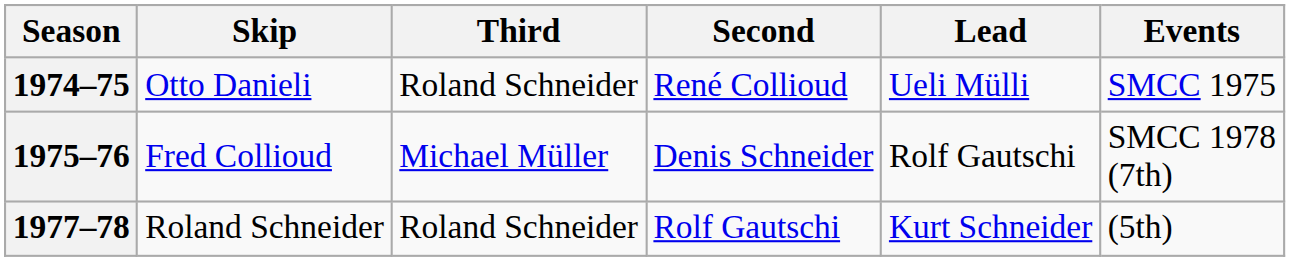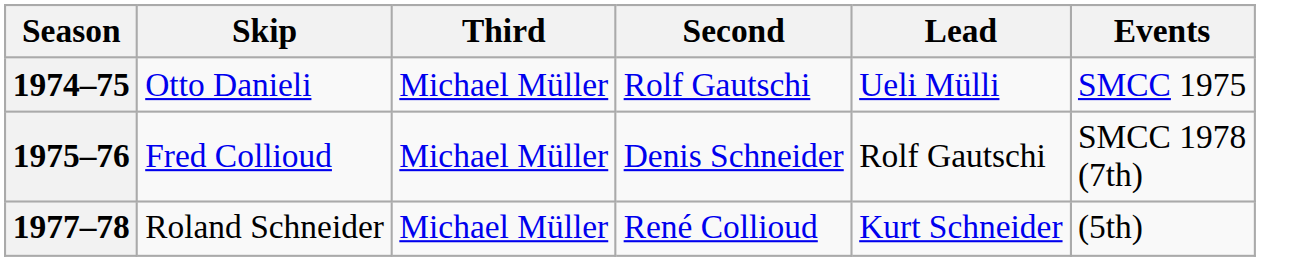(519, 84) Roland Schneider -> (504, 84) Michael Müller
(750, 84) René Collioud -> (717, 84) Rolf Gautschi
(519, 227) Roland Schneider -> (504, 227) Michael Müller
(747, 227) Rolf Gautschi -> (721, 227) René Collioud
